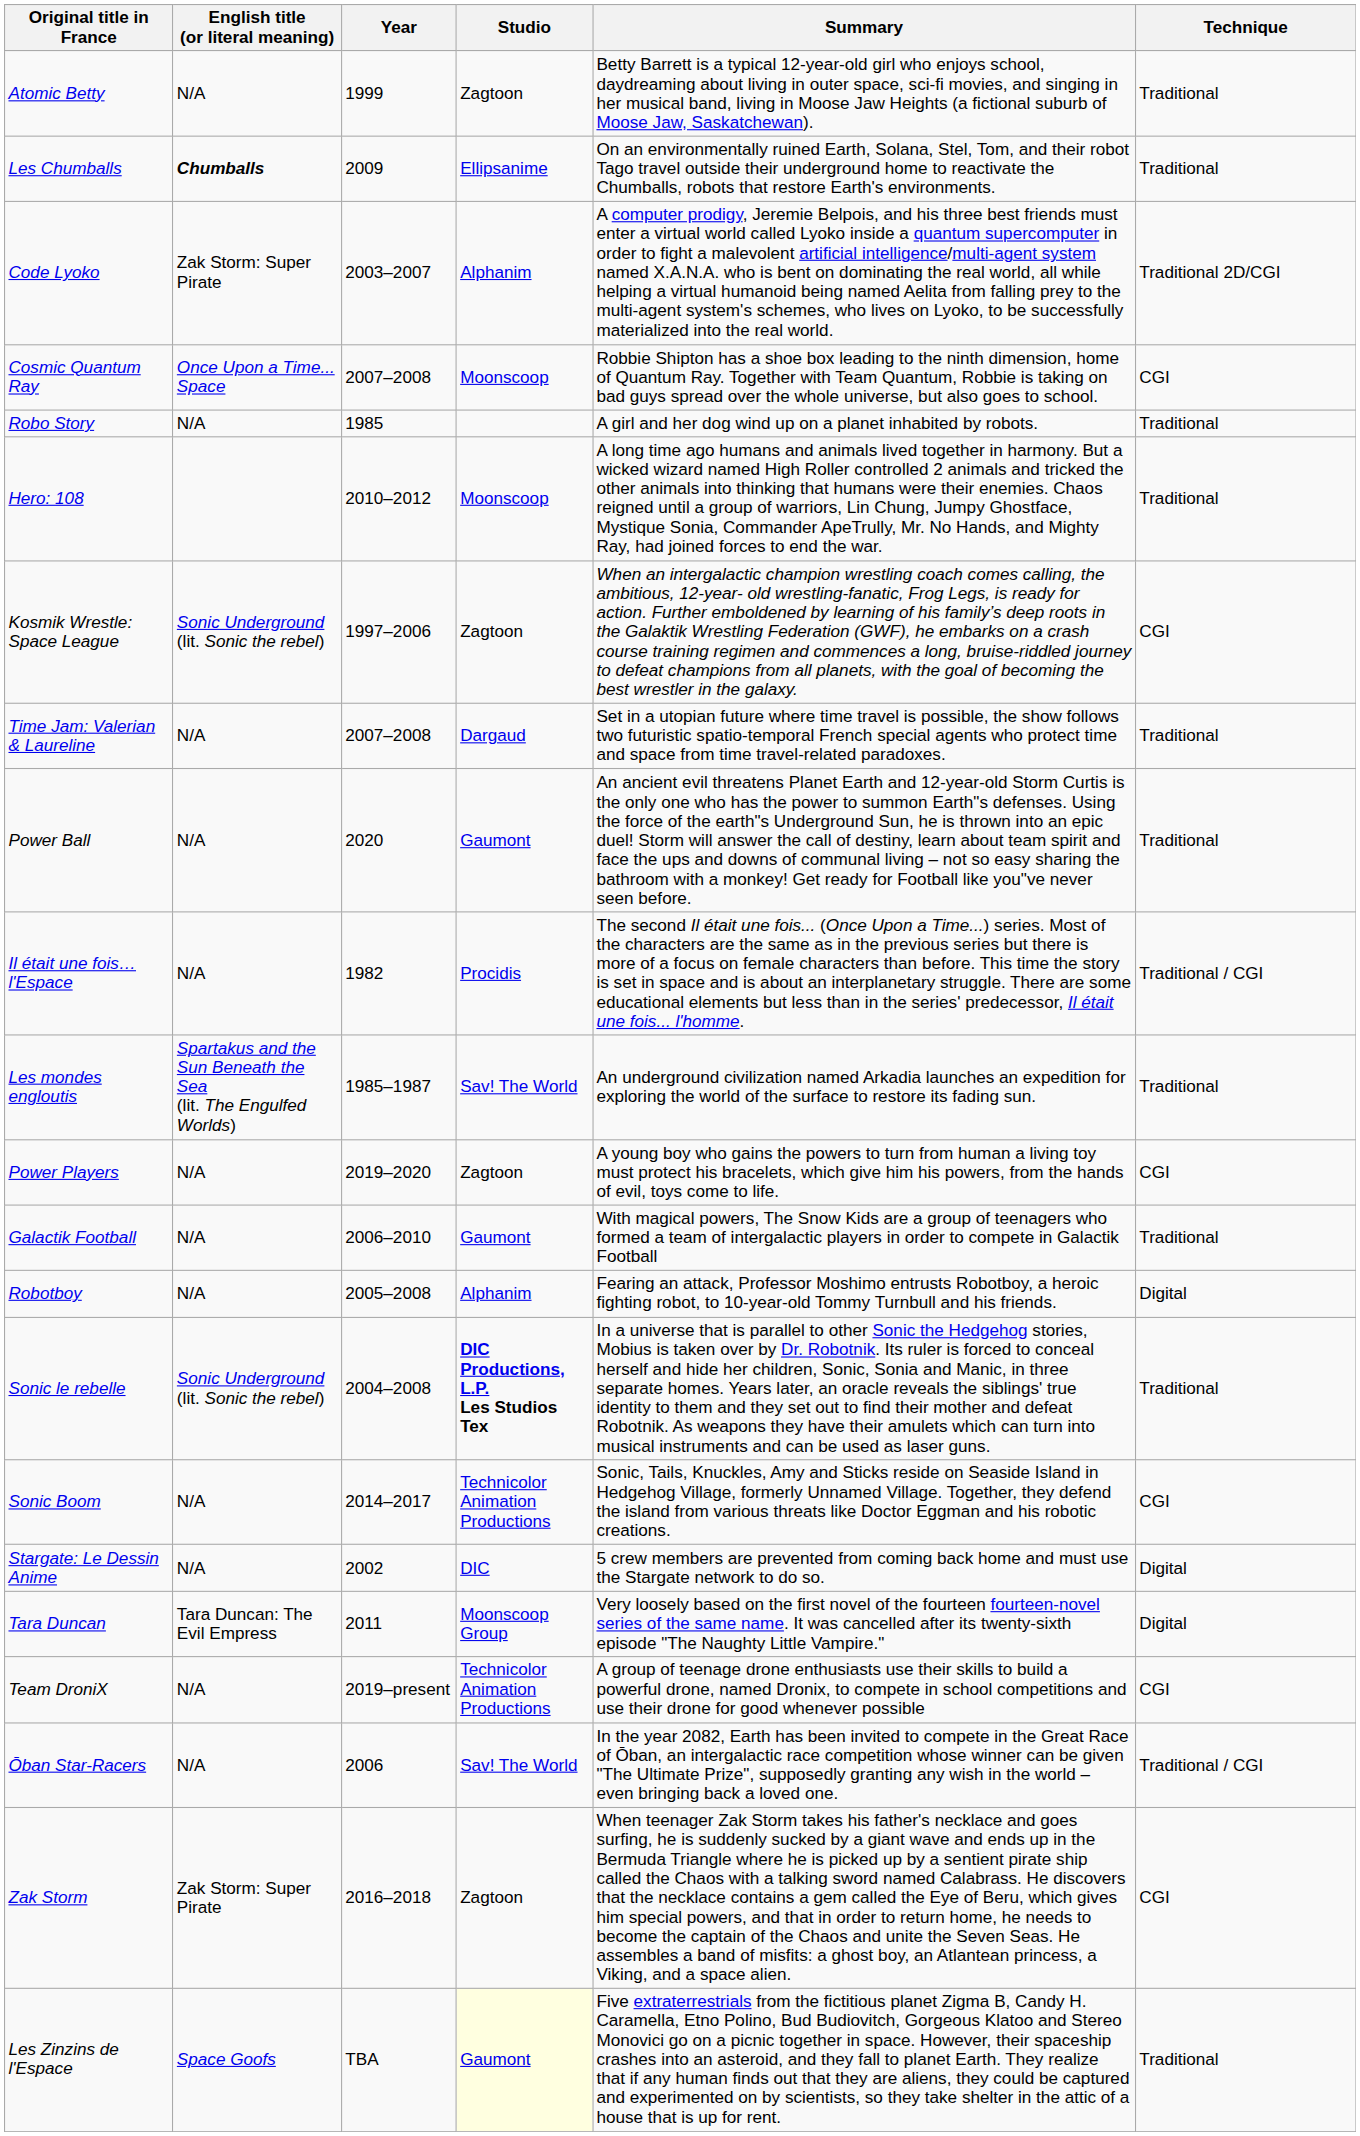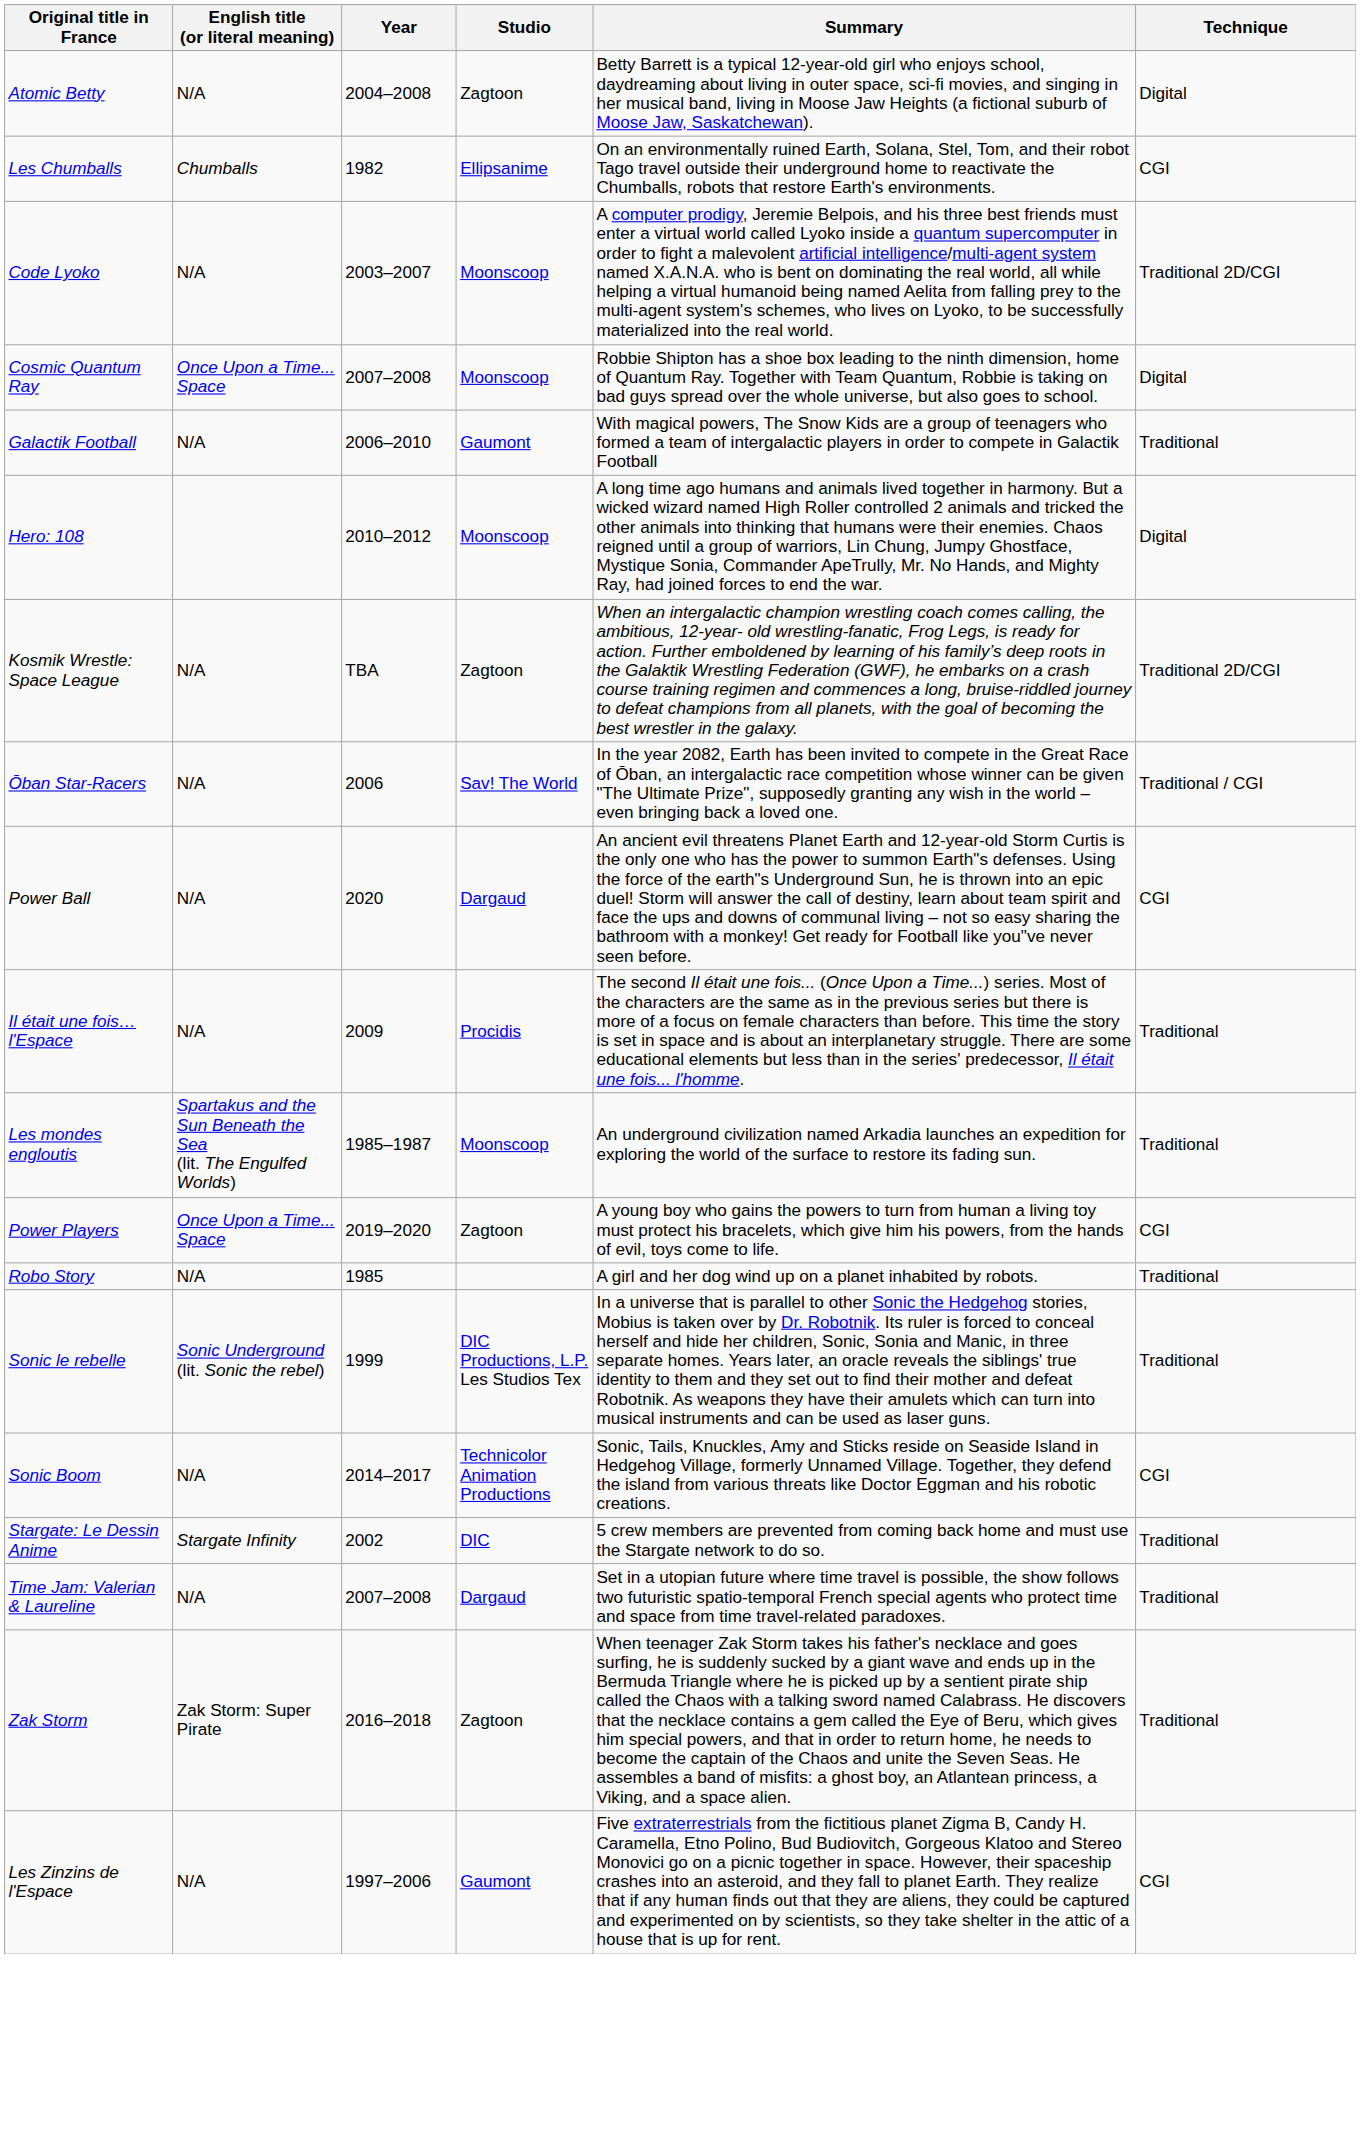(364, 93) 1999 -> (388, 93) 2004–2008
(1179, 93) Traditional -> (1163, 93) Digital
(221, 168) bold -> (217, 168) normal
(364, 168) 2009 -> (364, 168) 1982
(1179, 168) Traditional -> (1155, 168) CGI
(244, 272) Zak Storm: Super Pirate -> (191, 272) N/A
(496, 272) Alphanim -> (504, 272) Moonscoop
(1155, 377) CGI -> (1163, 377) Digital
rows swapped: (72, 1237) <-> (51, 423)
(1179, 498) Traditional -> (1163, 537) Digital
(251, 631) Sonic Underground (lit. Sonic the rebel) -> (191, 670) N/A
(388, 631) 1997–2006 -> (362, 670) TBA
(1155, 631) CGI -> (1210, 670) Traditional 2D/CGI
rows swapped: (77, 1764) <-> (82, 736)
(495, 840) Gaumont -> (493, 898) Dargaud
(1179, 840) Traditional -> (1155, 898) CGI
(364, 973) 1982 -> (364, 1031) 2009
(1201, 973) Traditional / CGI -> (1179, 1031) Traditional
(519, 1087) Sav! The World -> (504, 1144) Moonscoop
(191, 1172) N/A -> (256, 1229) Once Upon a Time... Space
- row: (45, 1293)
(388, 1388) 2004–2008 -> (364, 1361) 1999
(512, 1388) bold -> (524, 1361) normal
(191, 1567) N/A -> (236, 1540) Stargate Infinity
(1163, 1567) Digital -> (1179, 1540) Traditional
- row: (57, 1623)
- row: (58, 1689)
(1155, 1897) CGI -> (1179, 1720) Traditional
(226, 2059) Space Goofs -> (191, 1882) N/A
(362, 2059) TBA -> (388, 1882) 1997–2006
(495, 2059) lightyellow background -> (495, 1882) no background
(1179, 2059) Traditional -> (1155, 1882) CGI
